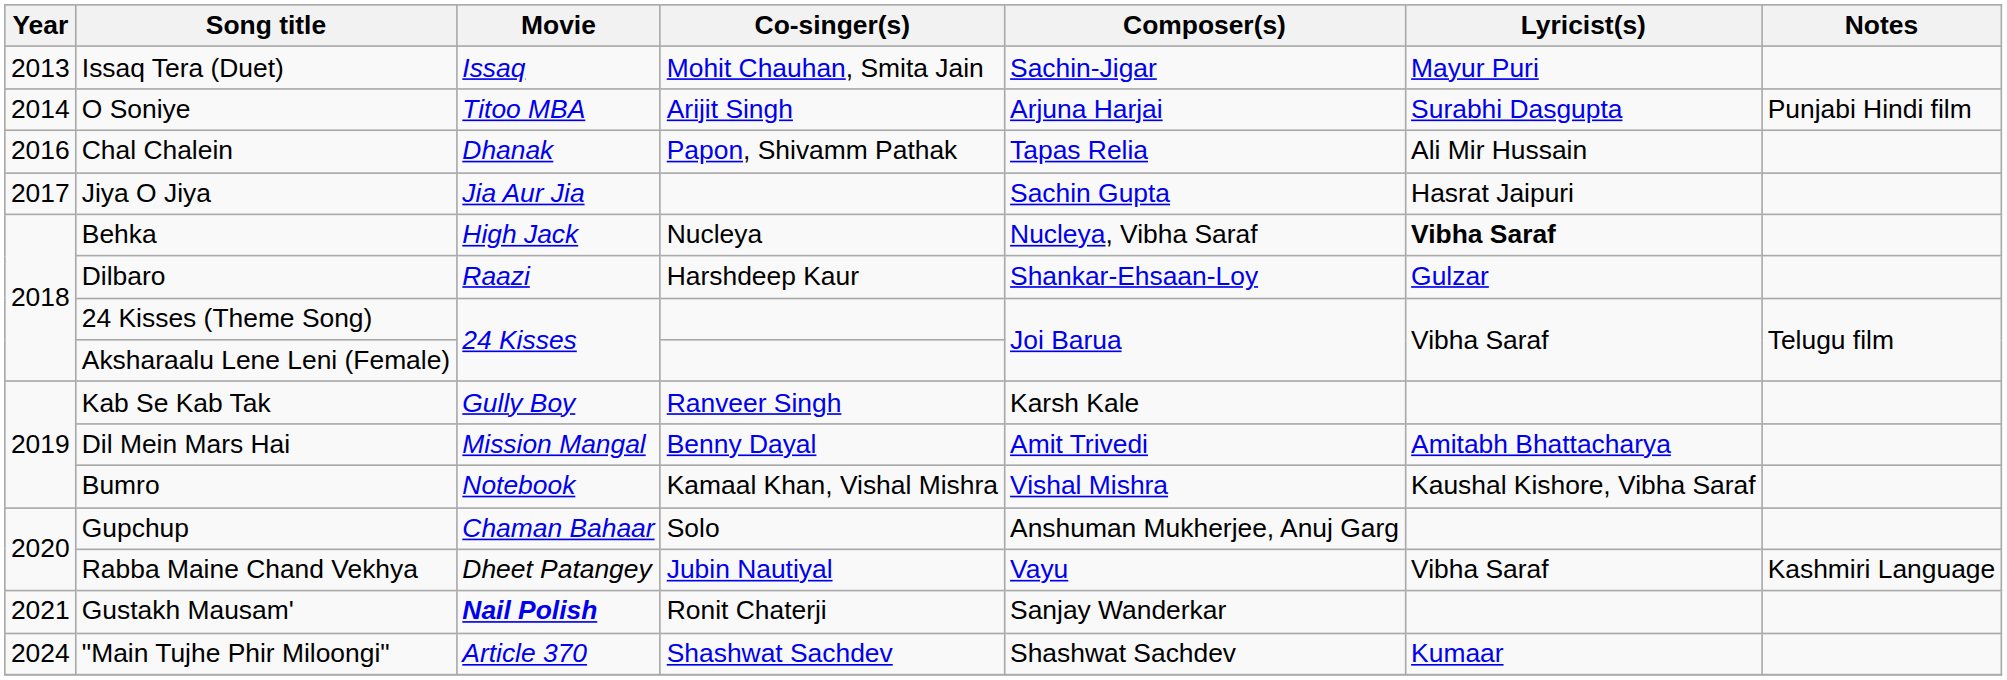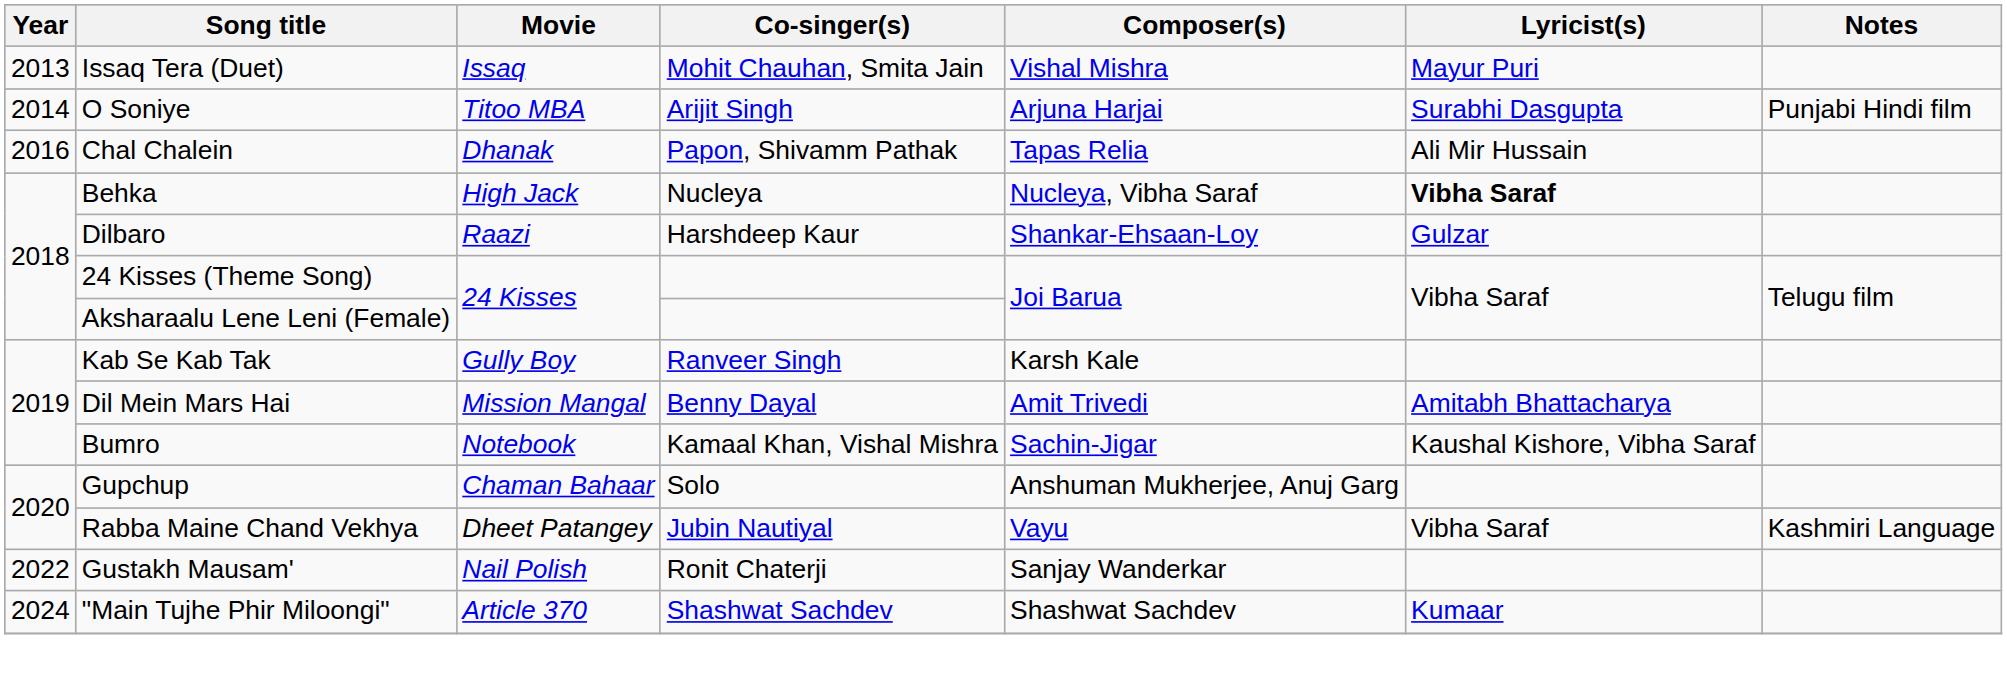(1083, 67) Sachin-Jigar -> (1089, 67) Vishal Mishra
- row: (146, 192)
(1089, 485) Vishal Mishra -> (1083, 444) Sachin-Jigar
(40, 611) 2021 -> (40, 569) 2022
(530, 611) bold -> (525, 569) normal
